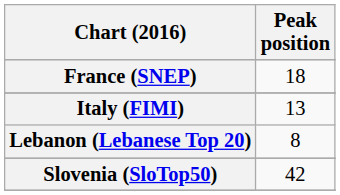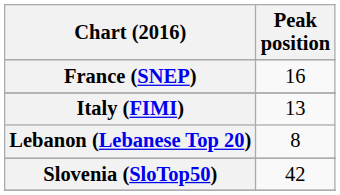(295, 76) 18 -> (295, 76) 16
